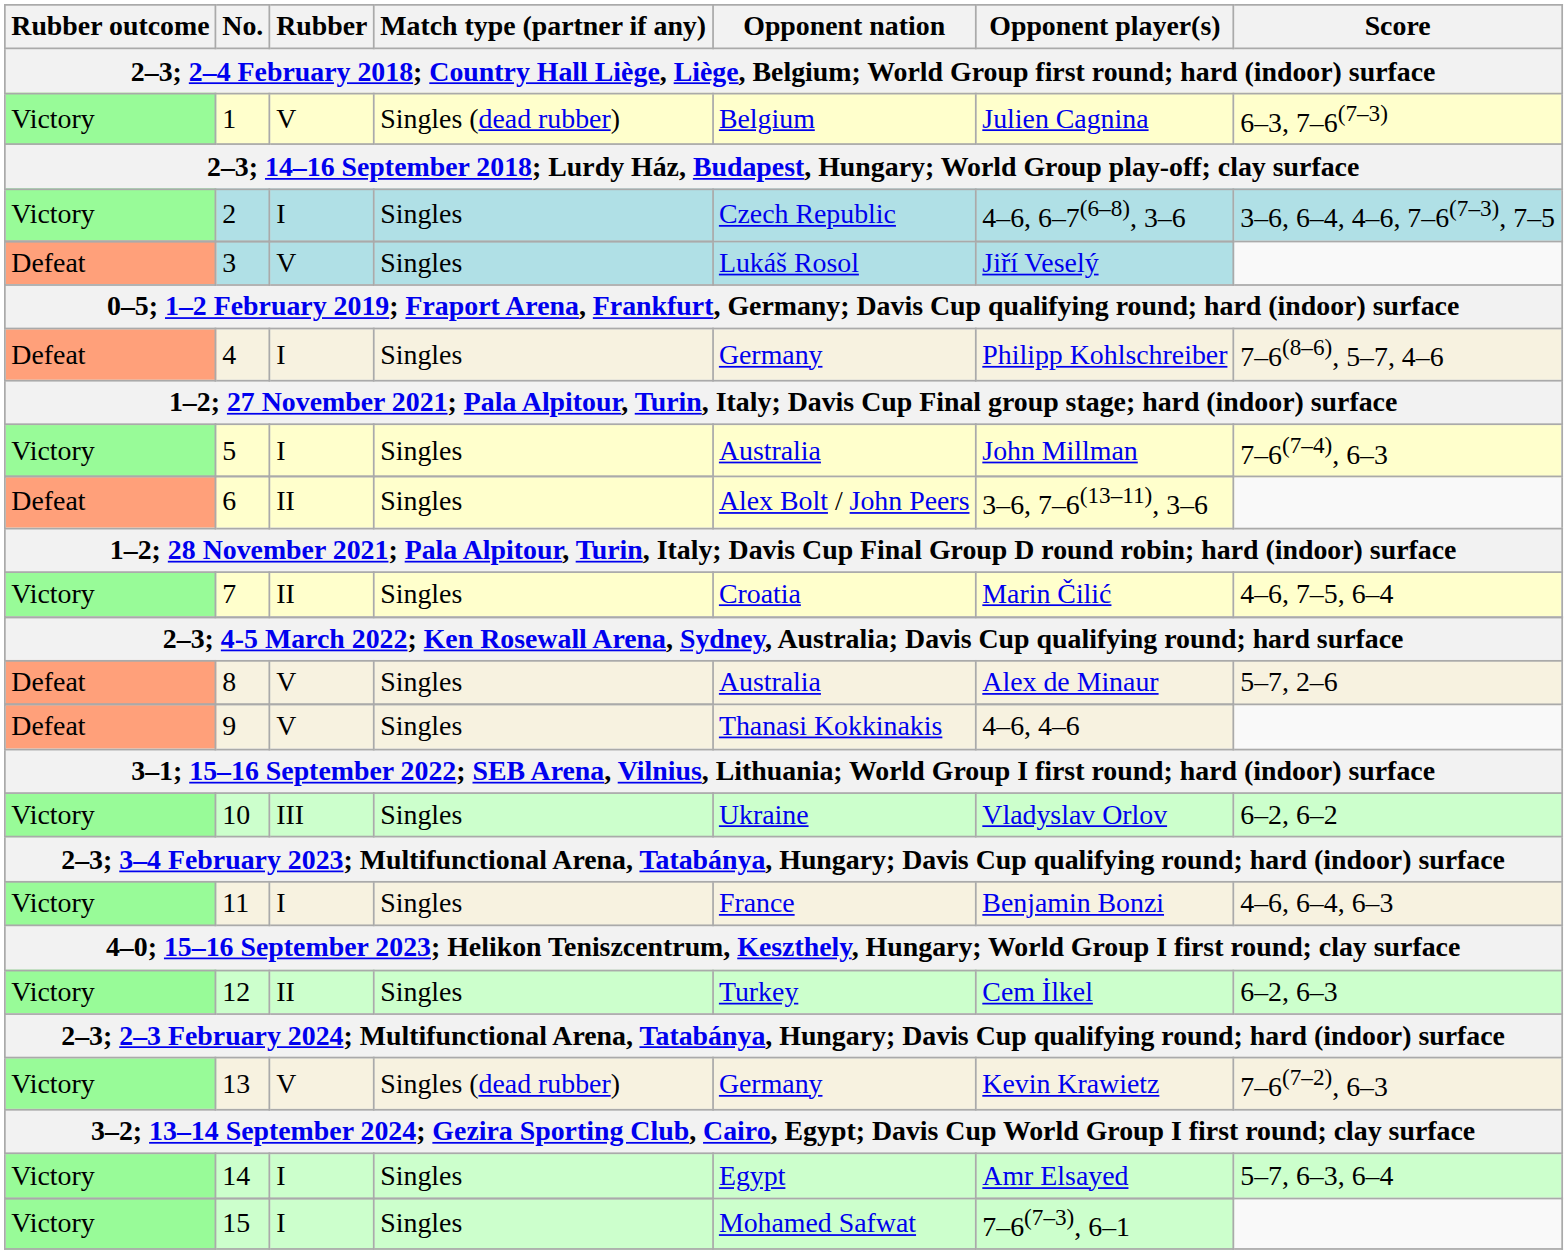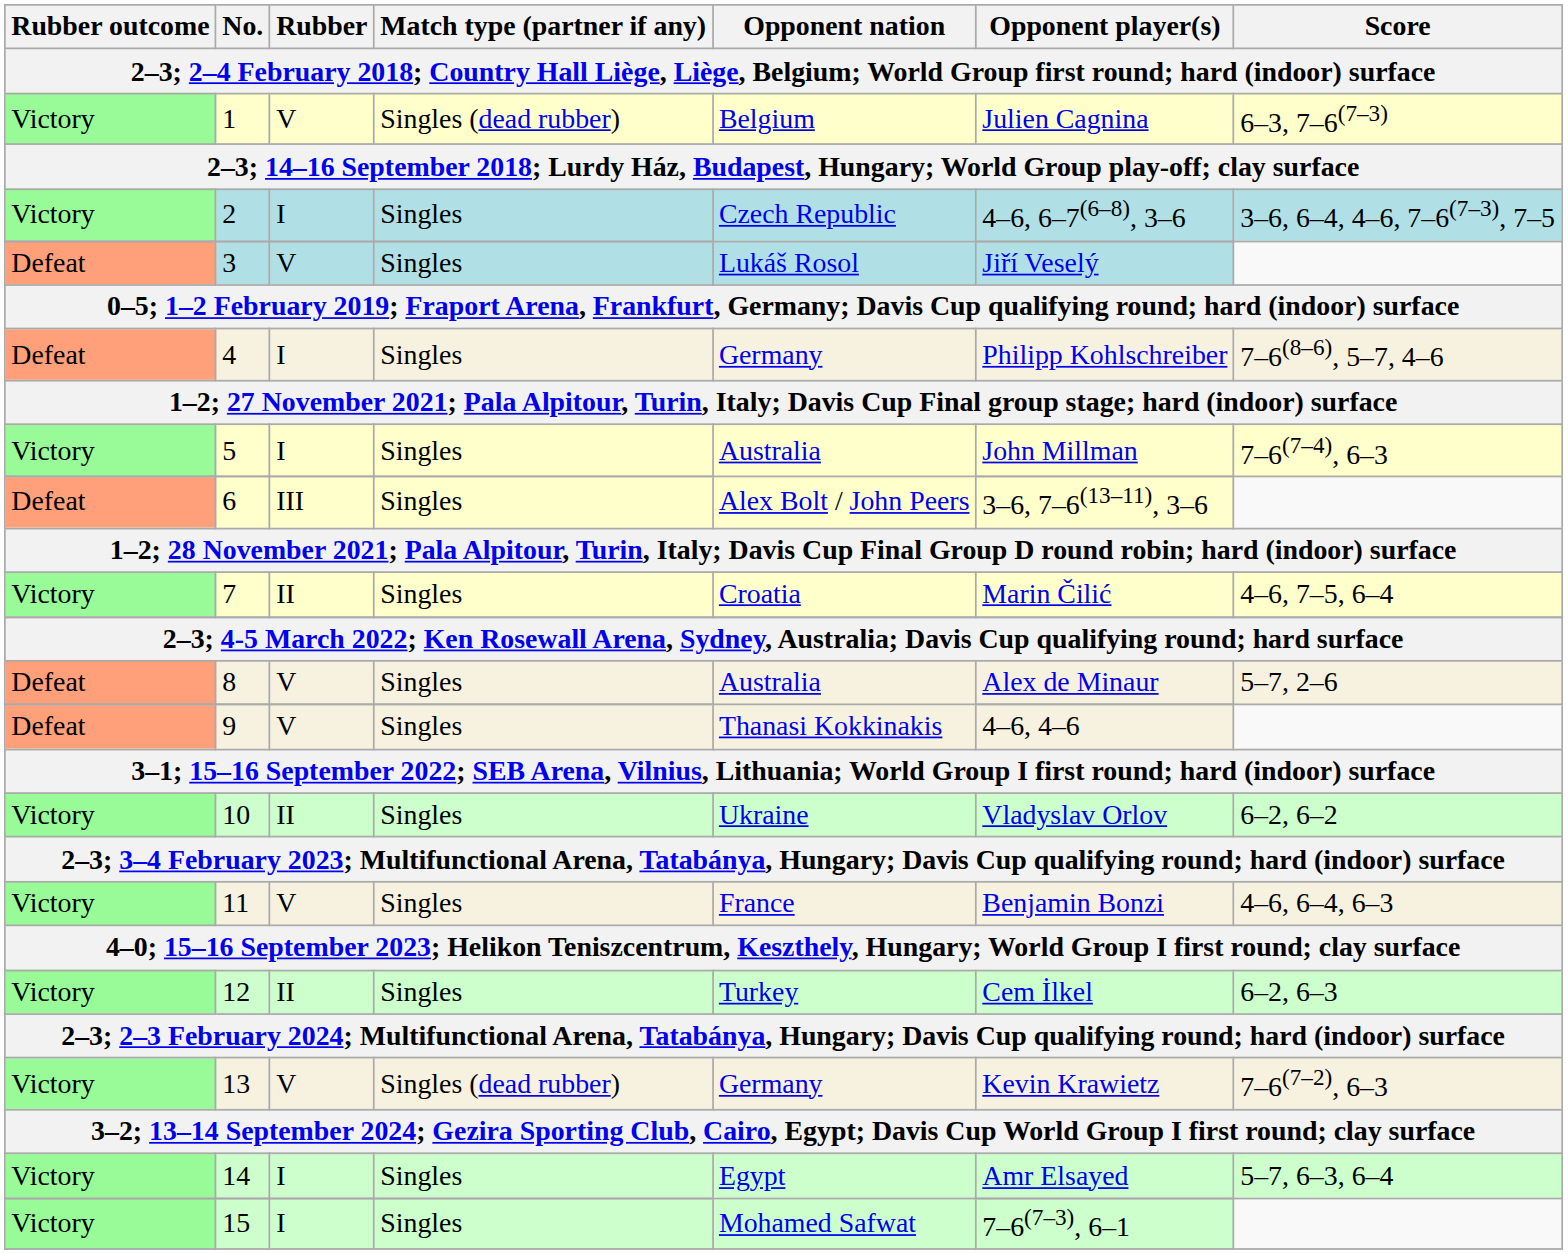(285, 501) II -> (290, 501) III
(290, 814) III -> (285, 814) II
(281, 903) I -> (286, 903) V
